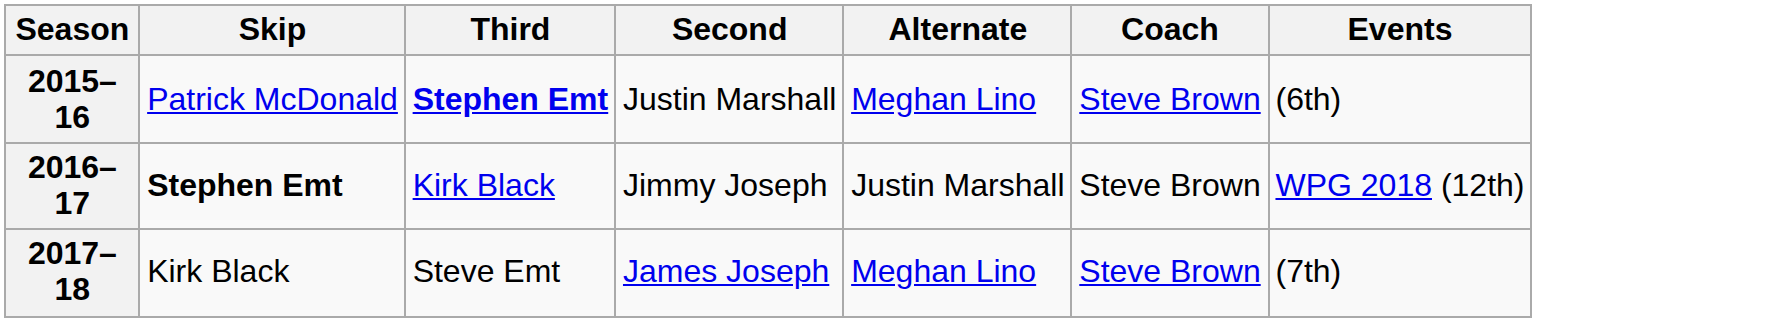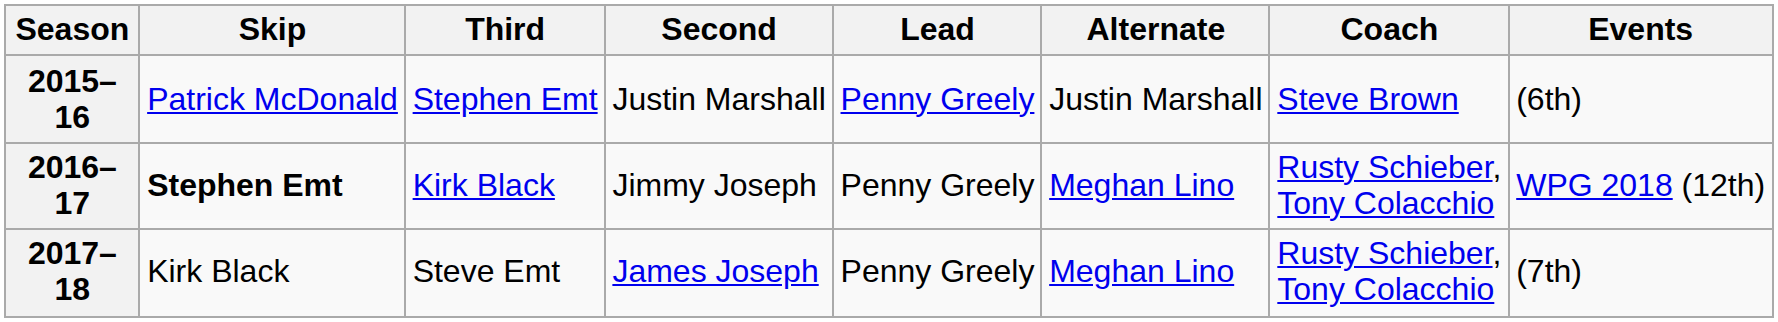+ column: (937, 29)
(510, 98) bold -> (505, 98) normal
(944, 98) Meghan Lino -> (1156, 98) Justin Marshall
(958, 185) Justin Marshall -> (1142, 185) Meghan Lino
(1170, 185) Steve Brown -> (1389, 185) Rusty Schieber, Tony Colacchio
(1170, 272) Steve Brown -> (1389, 272) Rusty Schieber, Tony Colacchio
